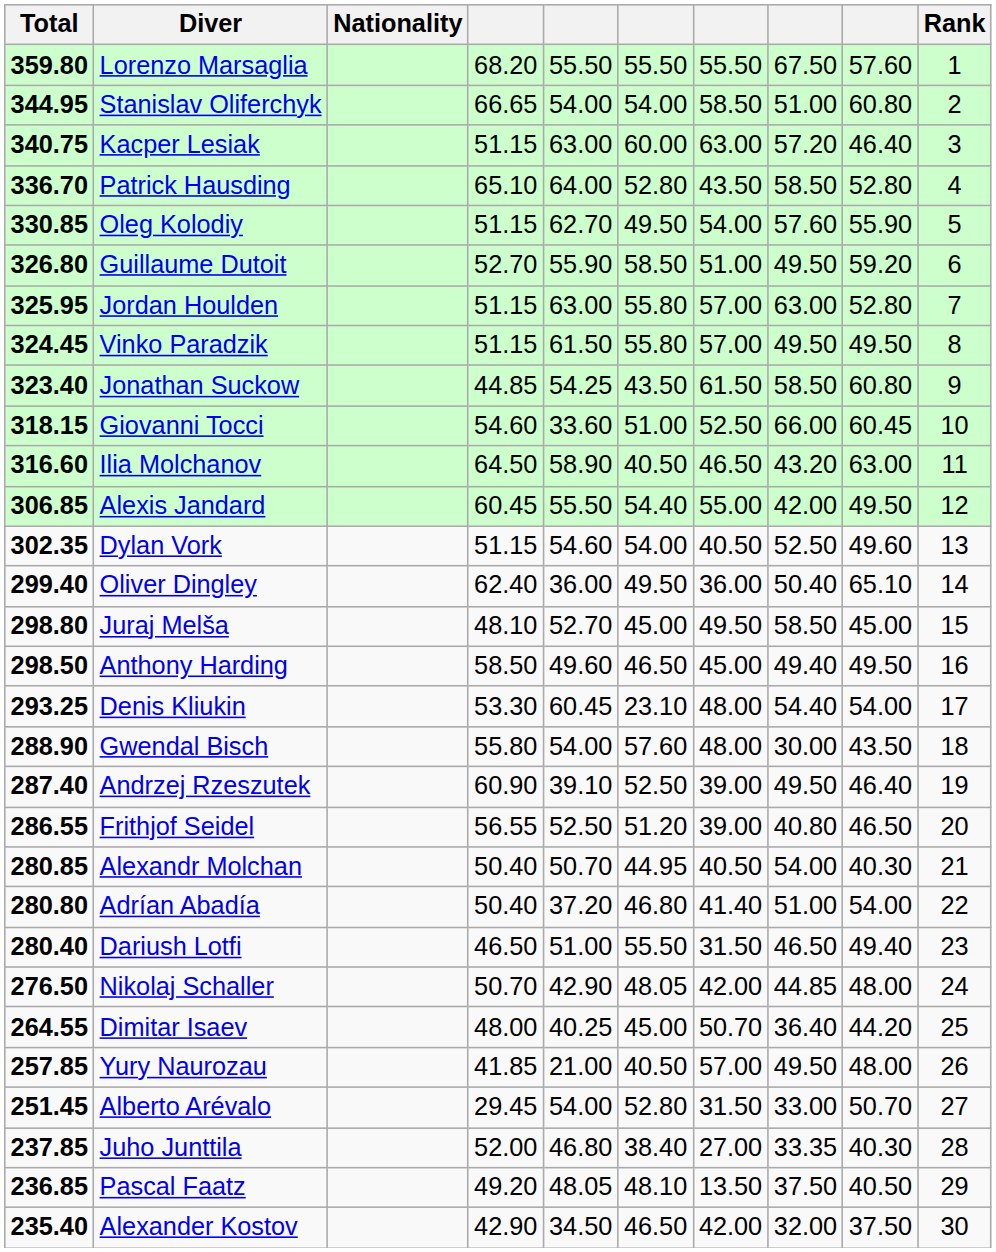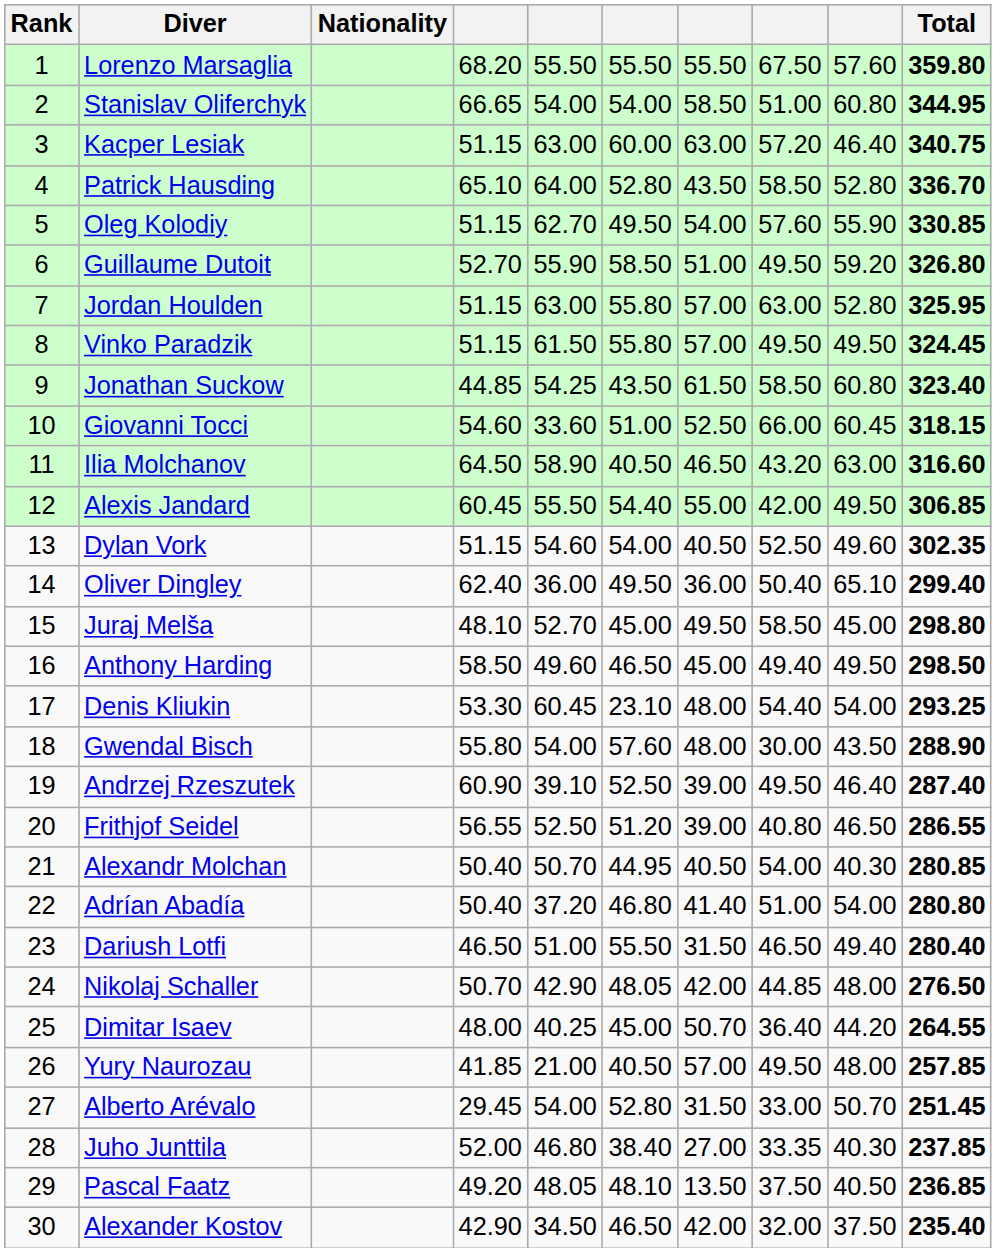columns swapped: (955, 24) <-> (49, 24)
